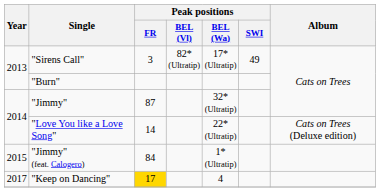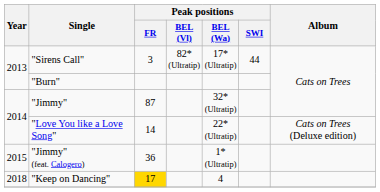(254, 59) 49 -> (254, 59) 44
(150, 157) 84 -> (150, 157) 36
(17, 179) 2017 -> (17, 179) 2018
